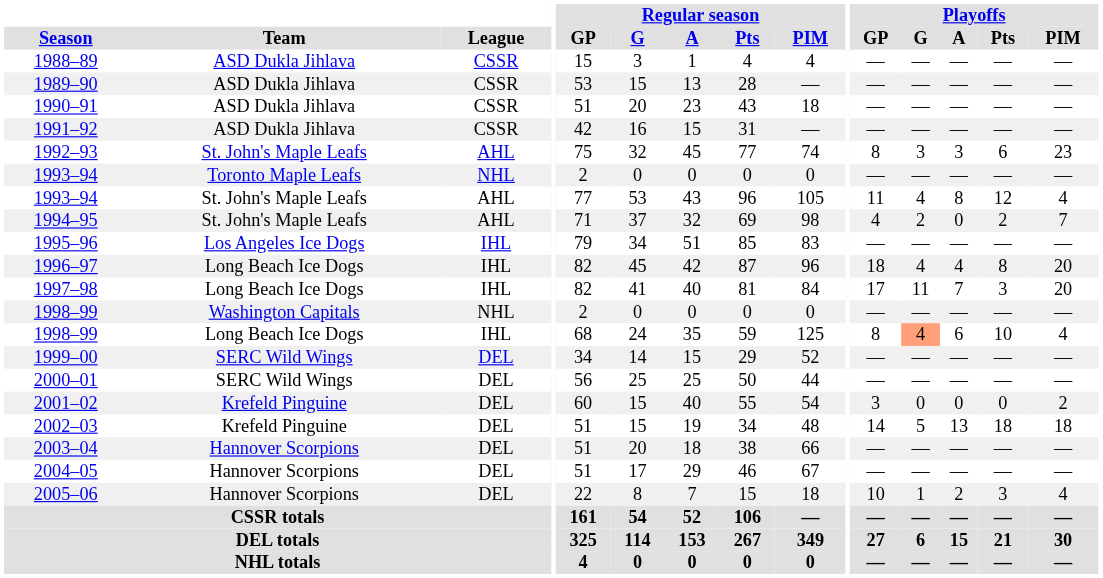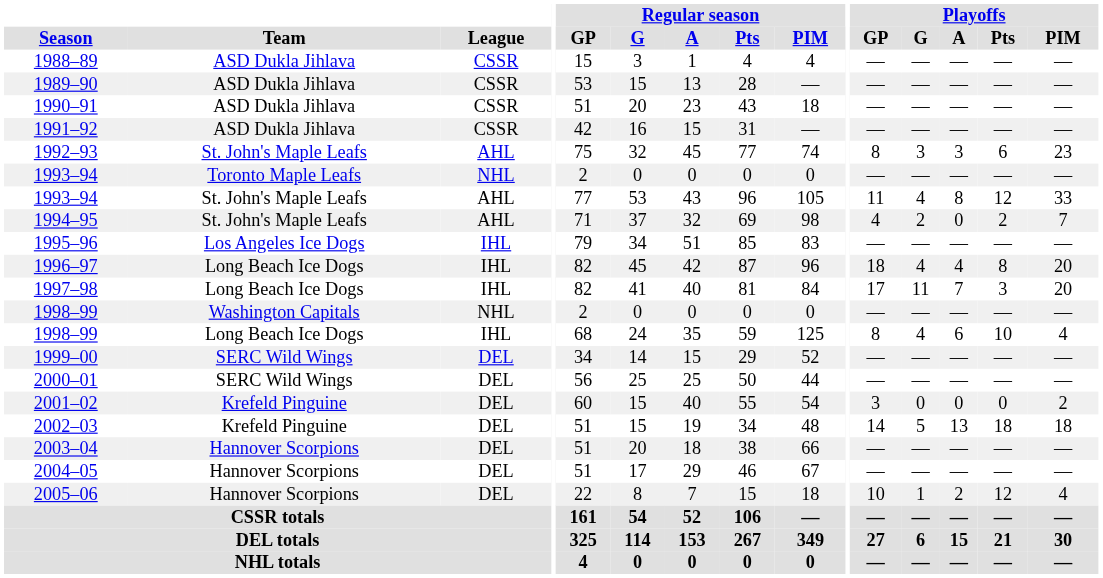(1063, 197) 4 -> (1063, 197) 33
(921, 334) lightsalmon background -> (921, 334) no background
(1003, 494) 3 -> (1003, 494) 12
